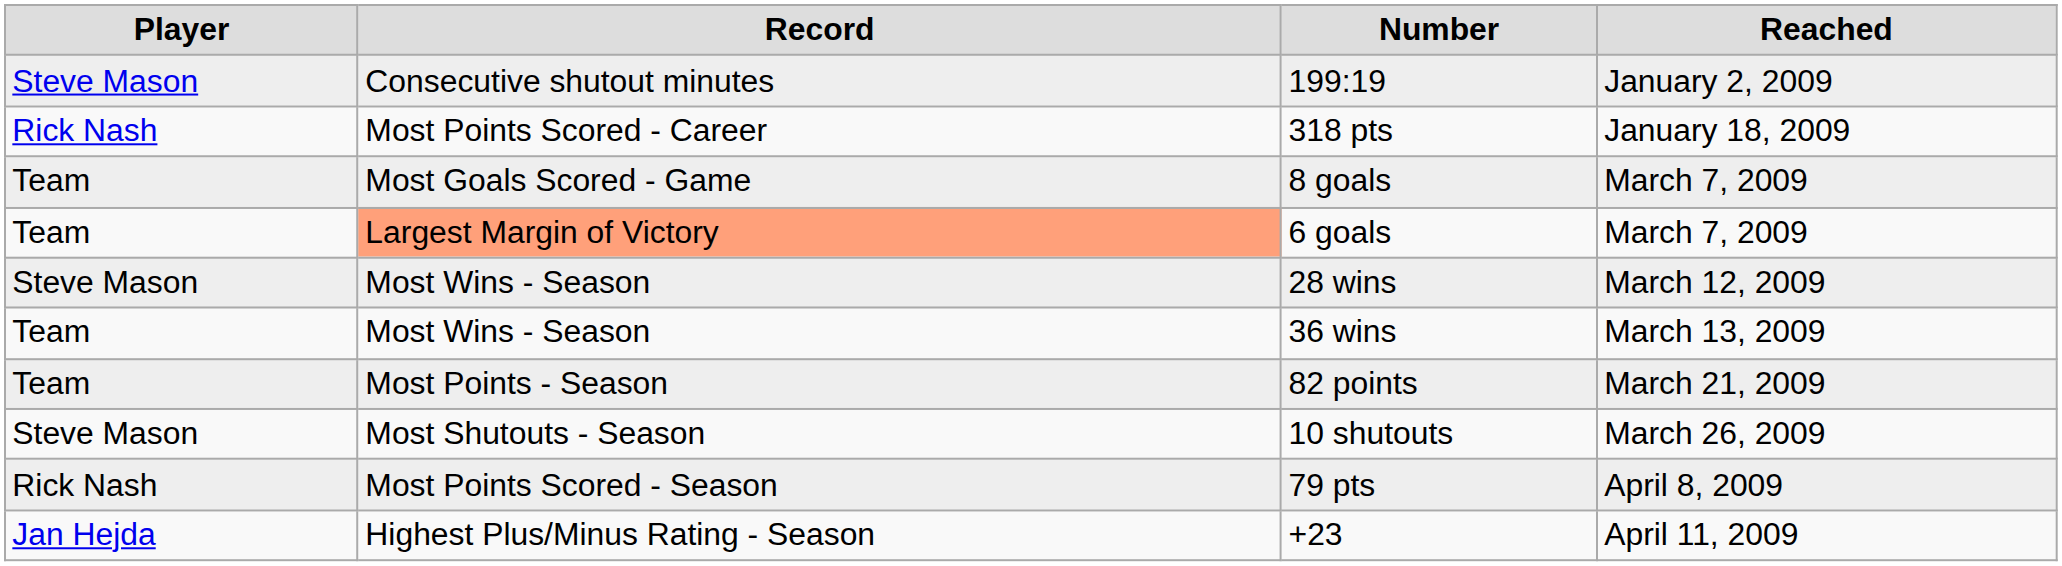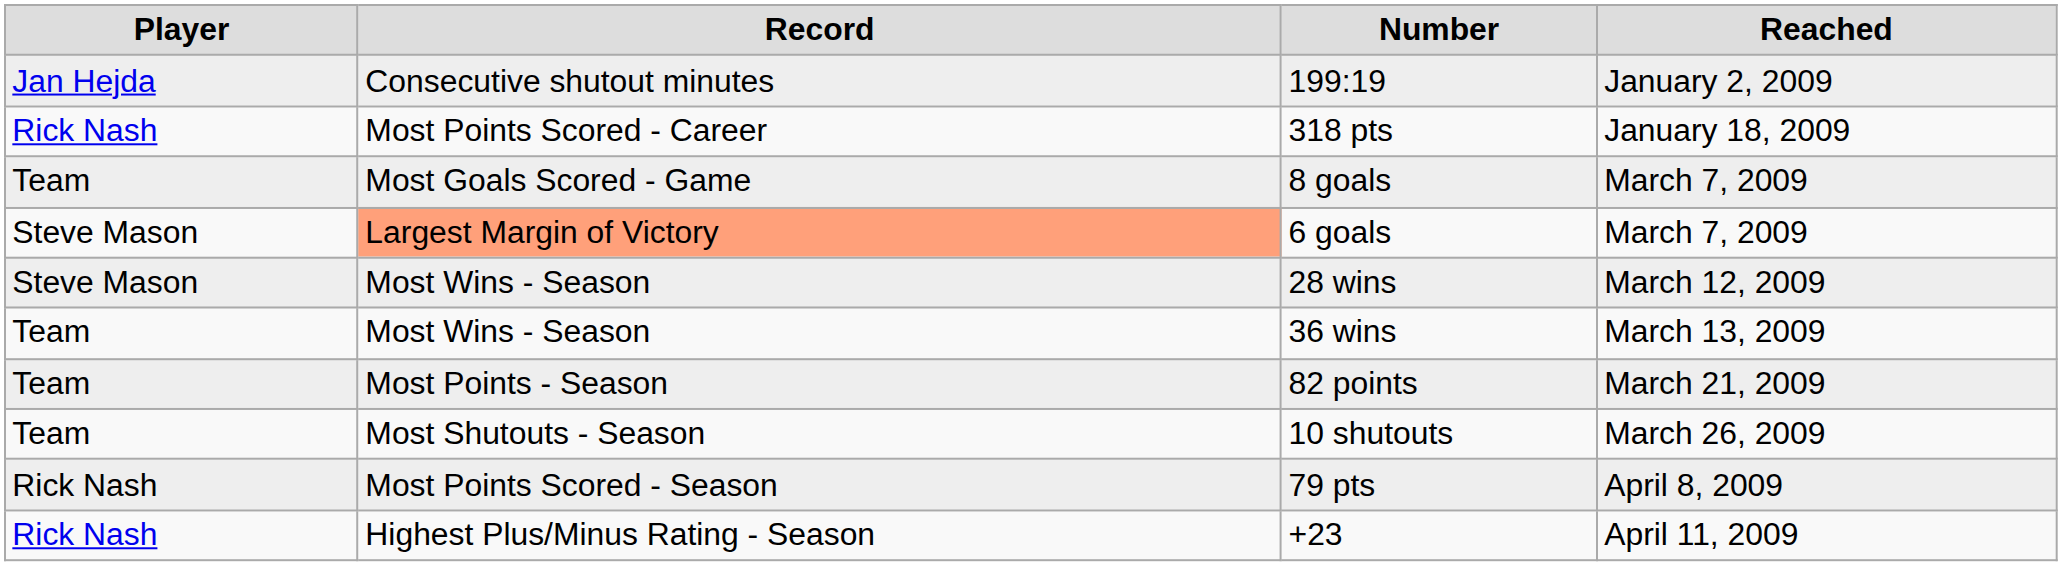(105, 80) Steve Mason -> (84, 80) Jan Hejda
(51, 231) Team -> (105, 231) Steve Mason
(105, 433) Steve Mason -> (51, 433) Team
(84, 534) Jan Hejda -> (85, 534) Rick Nash
